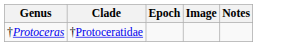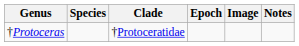+ column: (88, 13)
